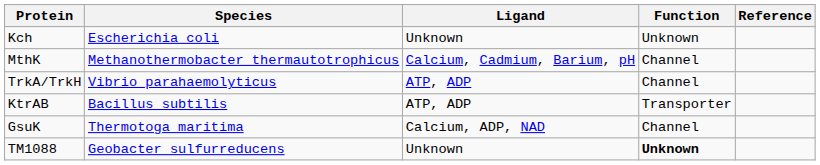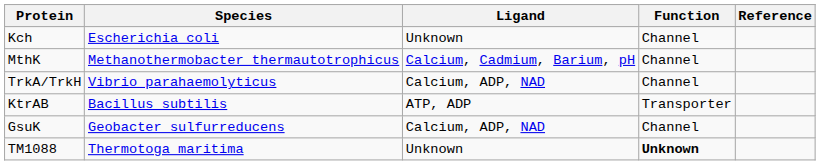(670, 38) Unknown -> (670, 38) Channel
(439, 82) ATP, ADP -> (475, 82) Calcium, ADP, NAD
(166, 127) Thermotoga maritima -> (186, 127) Geobacter sulfurreducens
(186, 149) Geobacter sulfurreducens -> (166, 149) Thermotoga maritima
